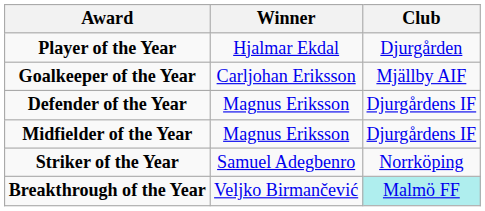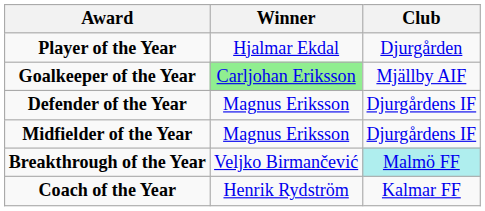(286, 76) no background -> (286, 76) lightgreen background
- row: (107, 162)
+ row: (107, 190)
